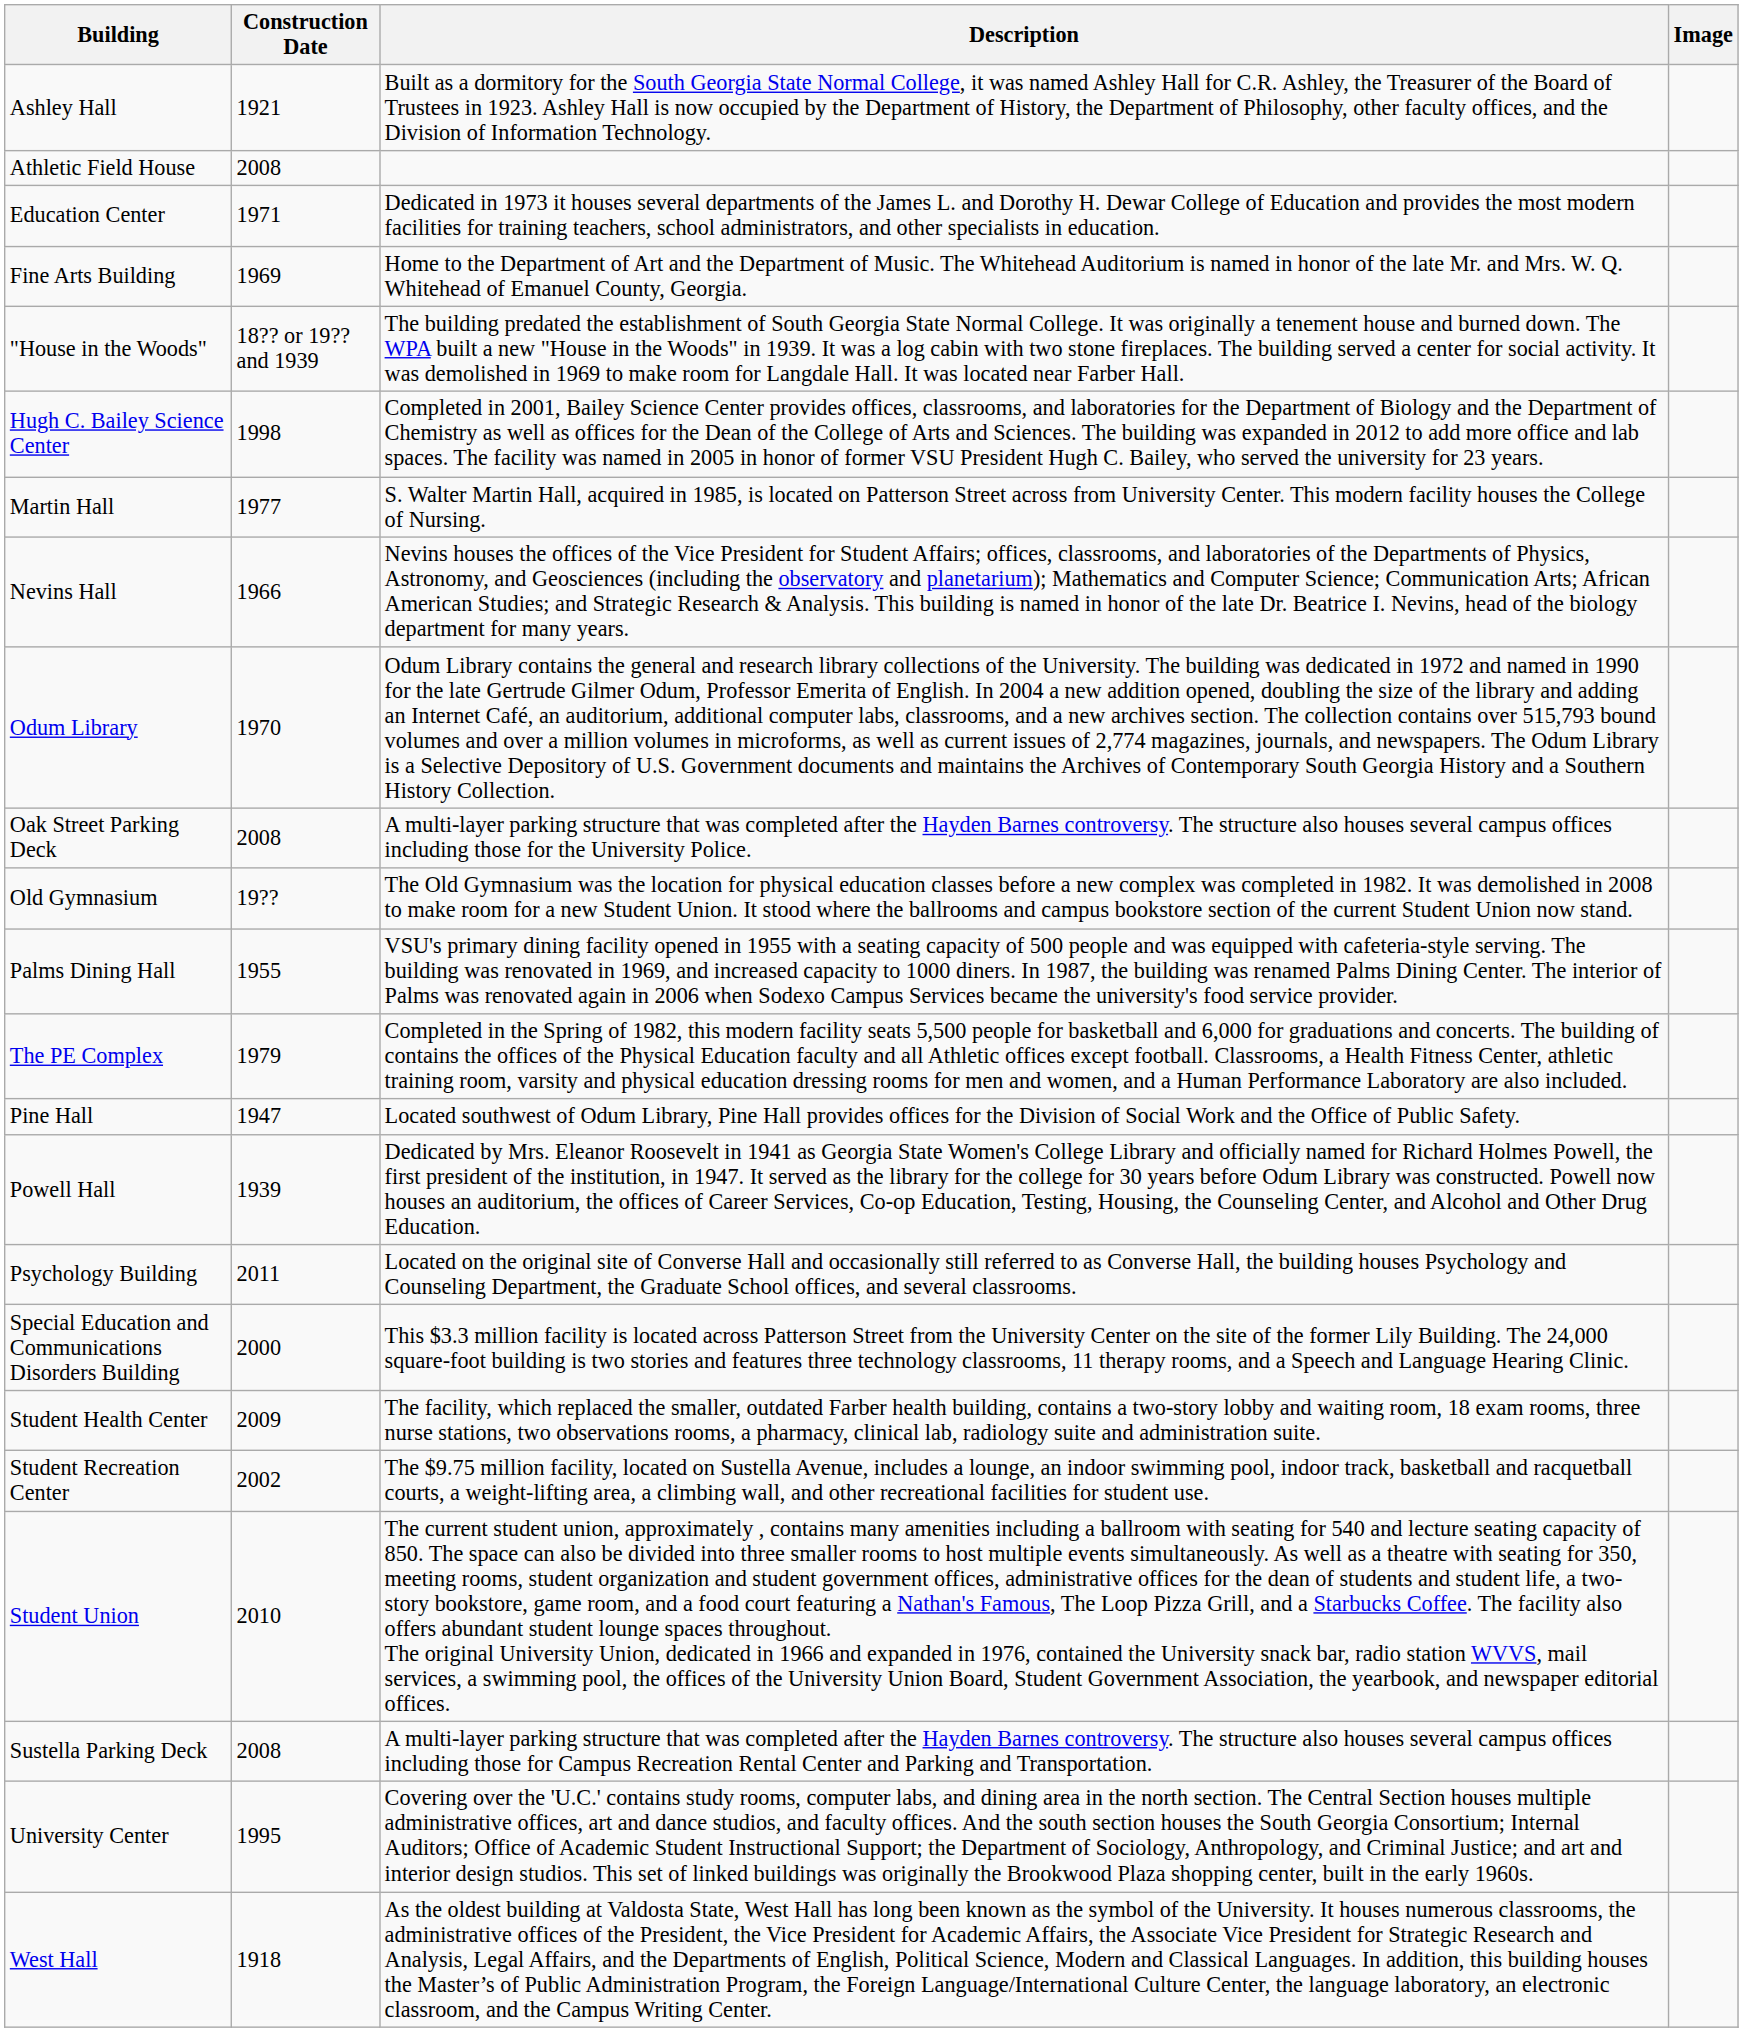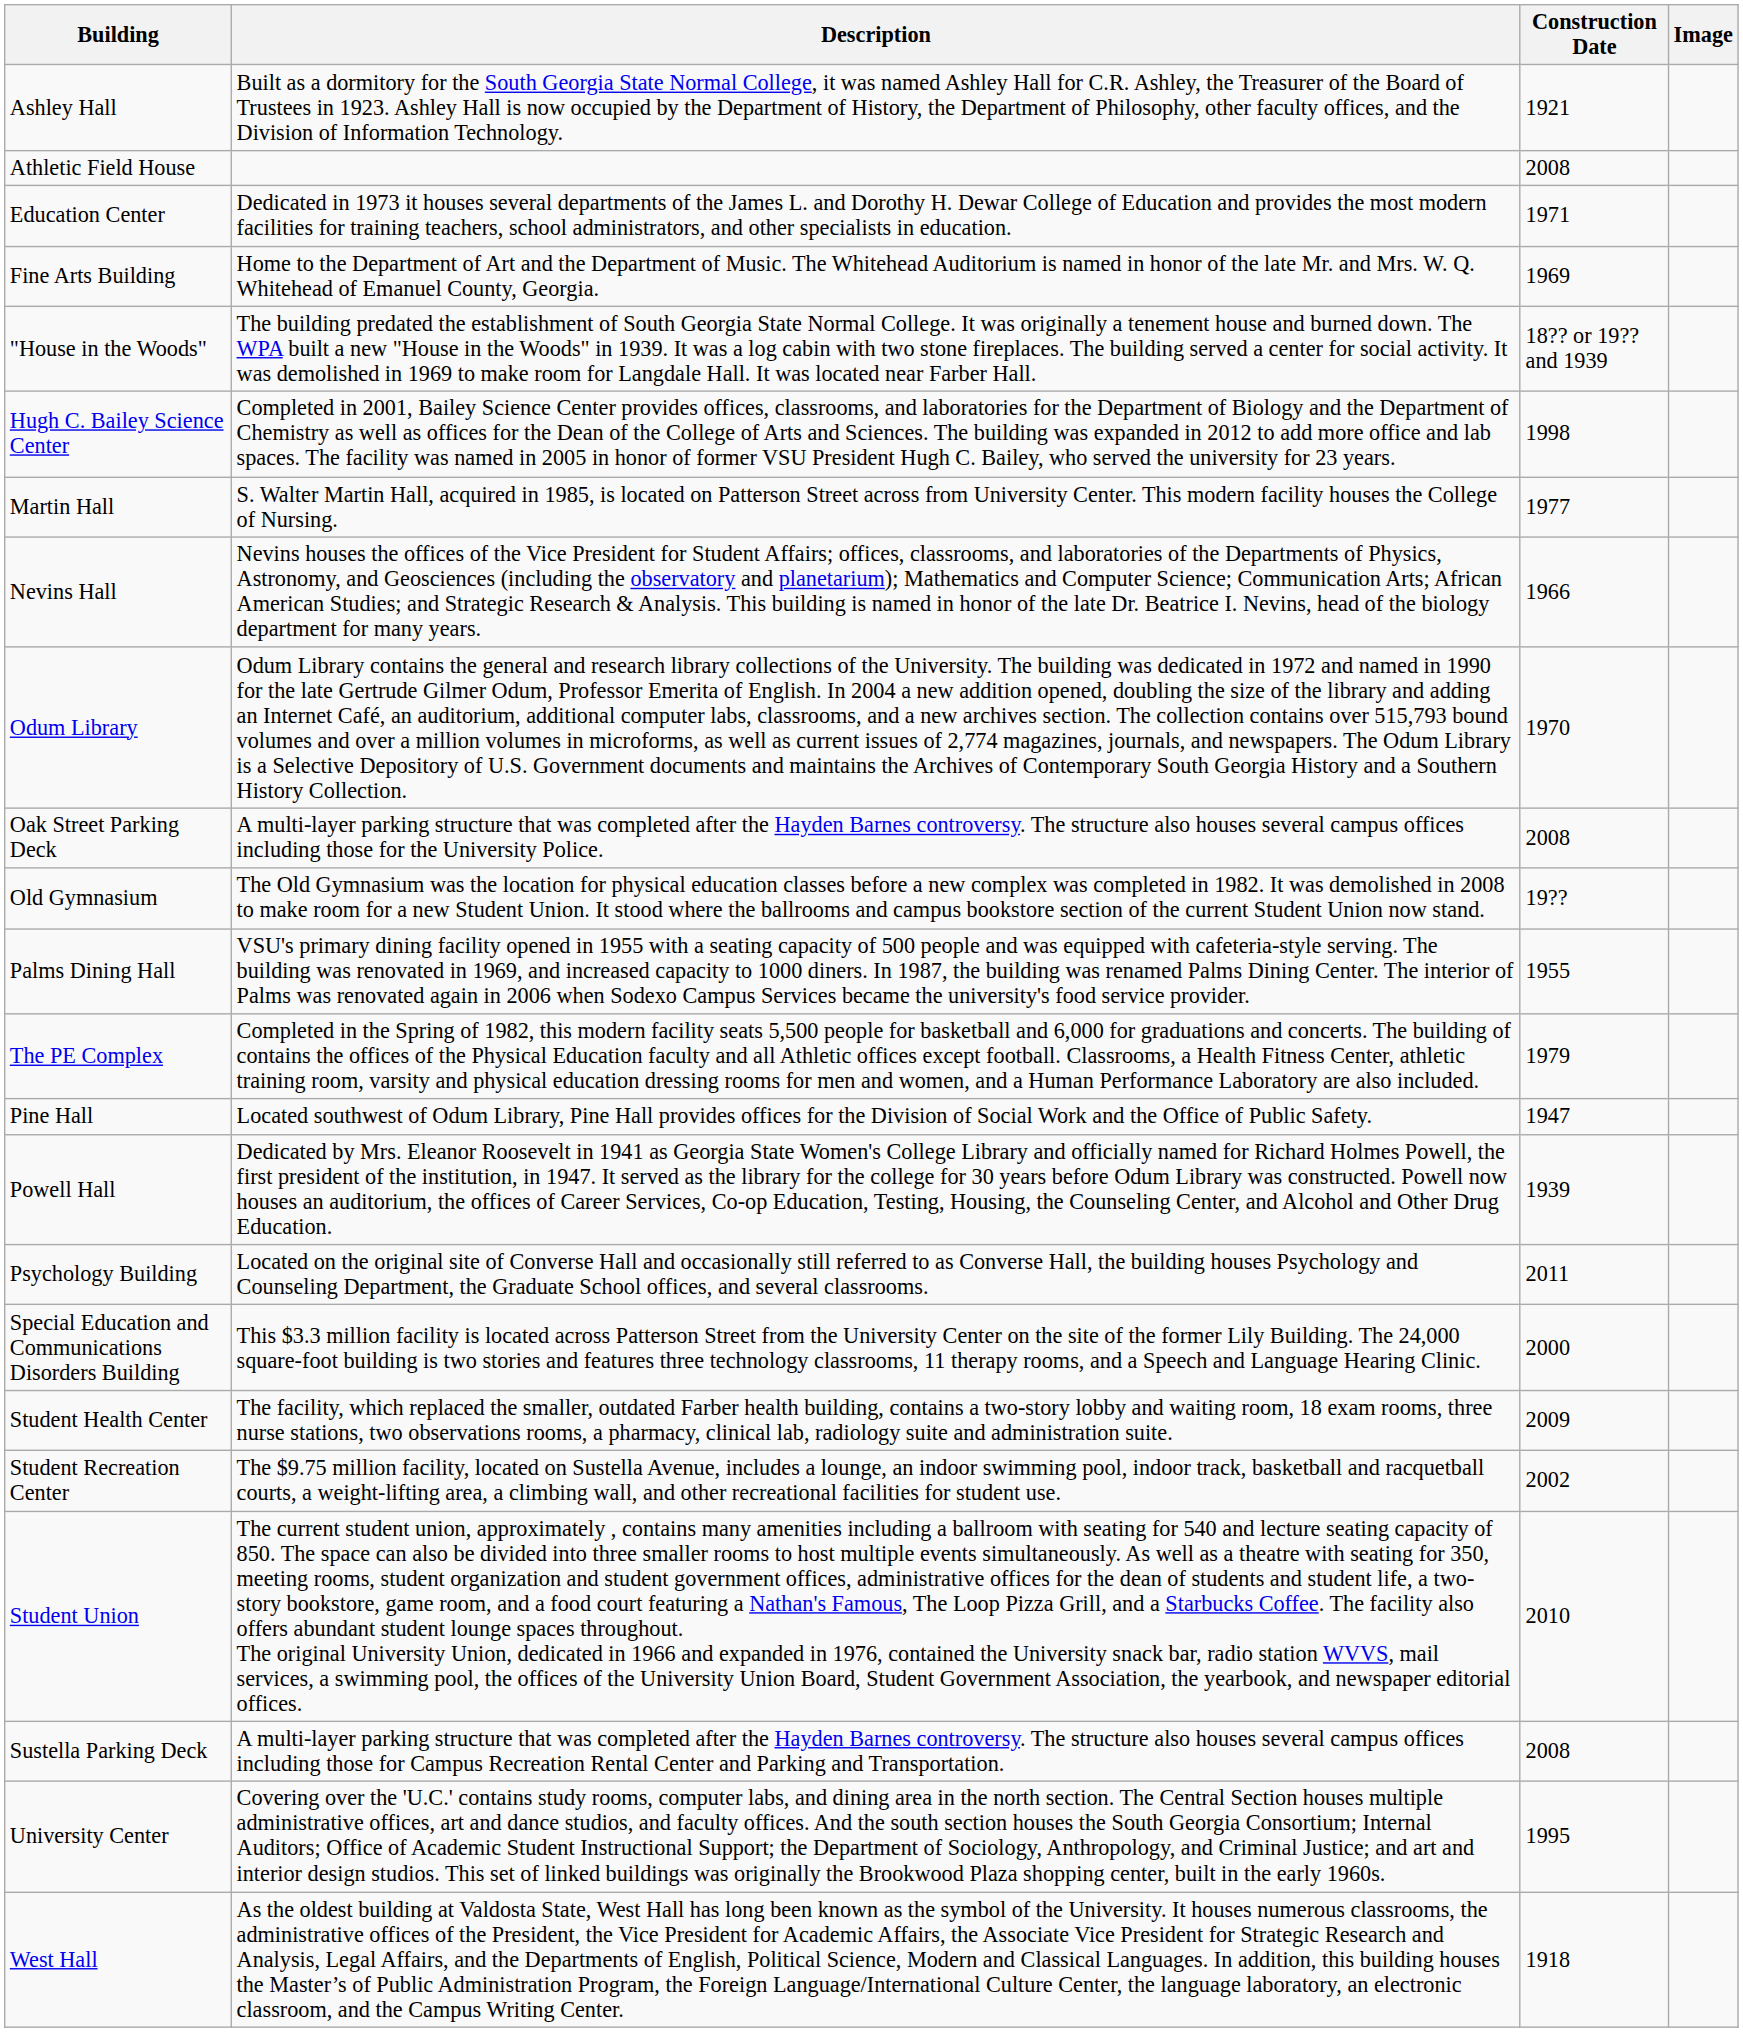columns swapped: (305, 34) <-> (1024, 34)
